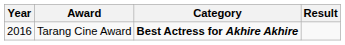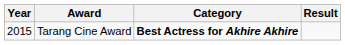(19, 31) 2016 -> (19, 31) 2015
